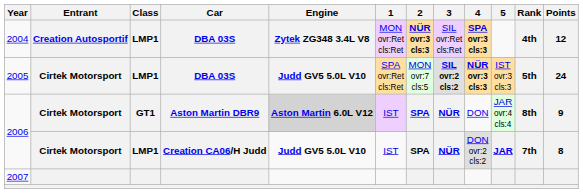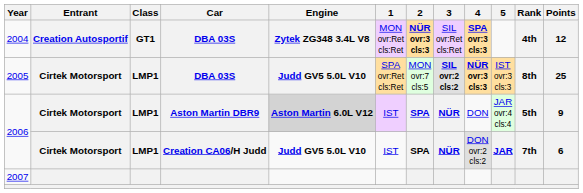(145, 39) LMP1 -> (145, 39) GT1
(529, 76) 5th -> (529, 76) 8th
(561, 76) 24 -> (561, 76) 25
(145, 113) GT1 -> (145, 113) LMP1
(529, 113) 8th -> (529, 113) 5th
(561, 151) 8 -> (561, 151) 6
